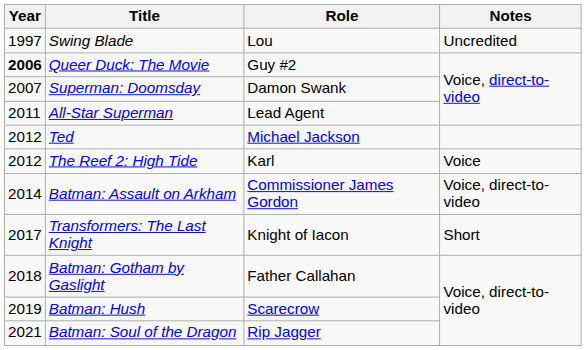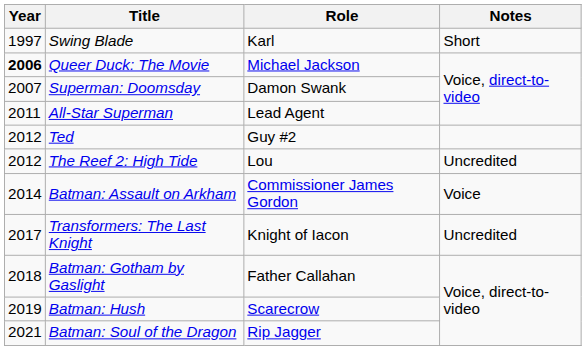(260, 40) Lou -> (261, 40) Karl
(480, 40) Uncredited -> (462, 40) Short
(272, 64) Guy #2 -> (304, 64) Michael Jackson
(304, 137) Michael Jackson -> (272, 137) Guy #2
(261, 161) Karl -> (260, 161) Lou
(462, 161) Voice -> (480, 161) Uncredited
(496, 193) Voice, direct-to-video -> (462, 193) Voice
(462, 235) Short -> (480, 235) Uncredited
